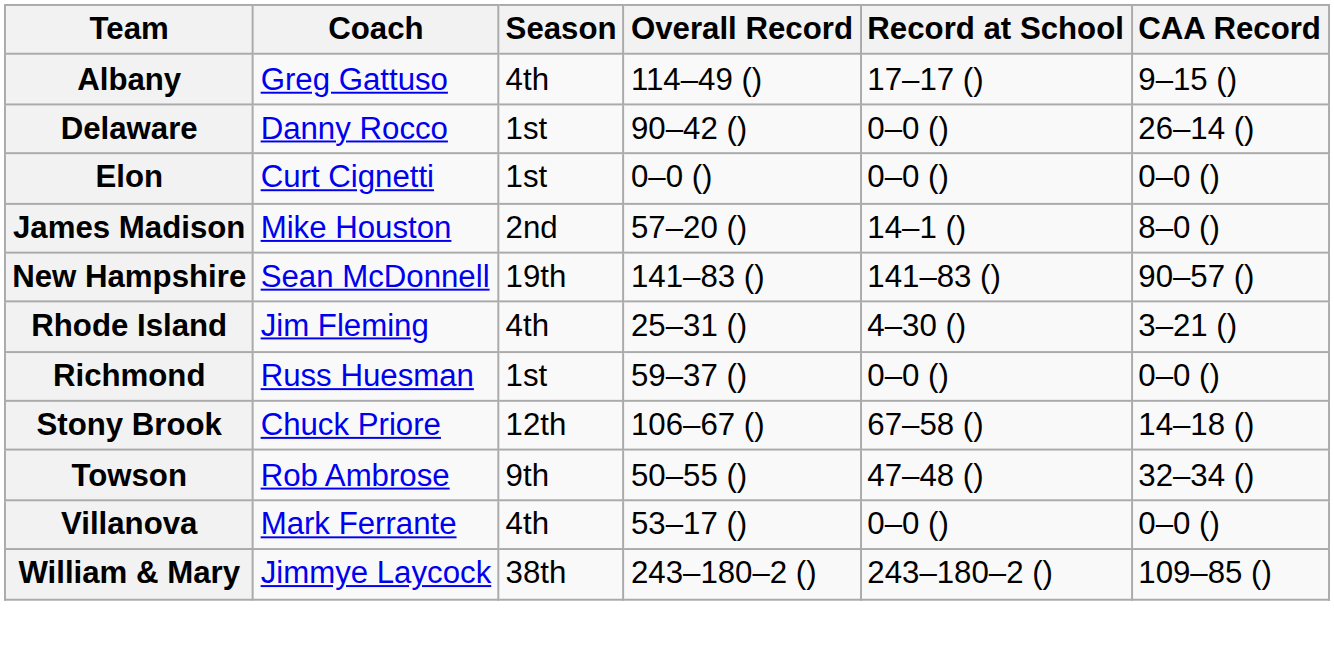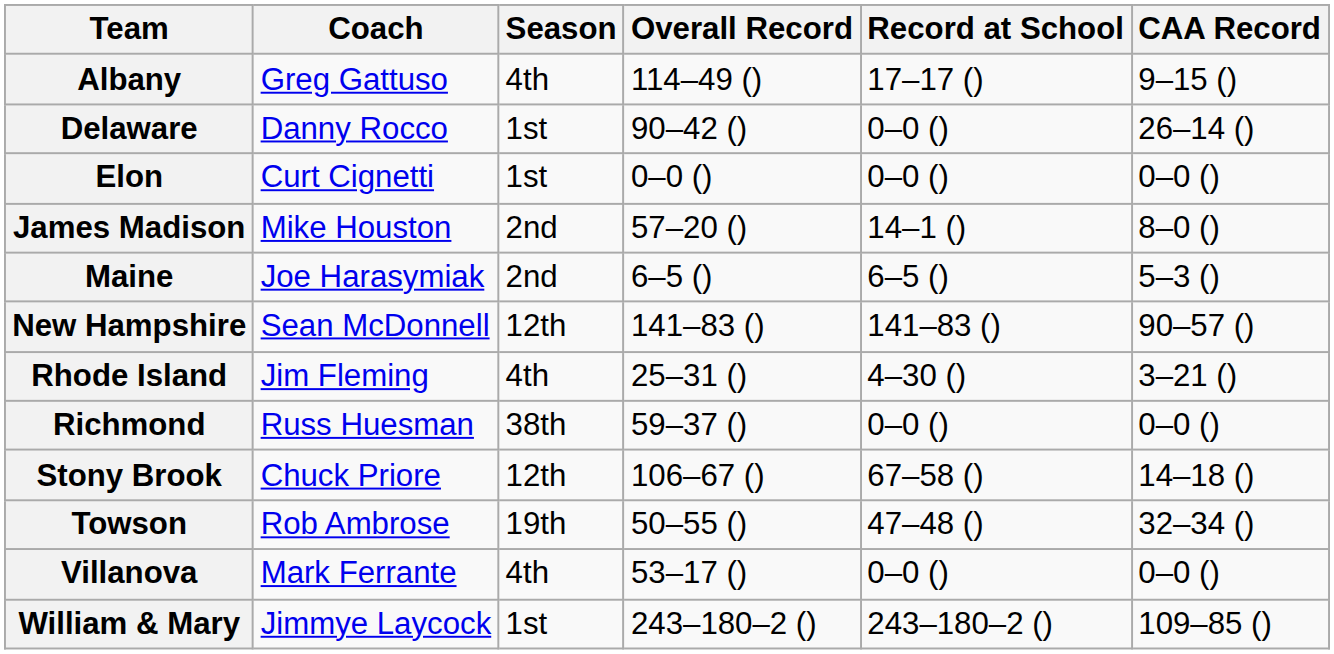+ row: (129, 276)
(536, 276) 19th -> (536, 326) 12th
(526, 375) 1st -> (536, 425) 38th
(527, 474) 9th -> (536, 524) 19th
(536, 573) 38th -> (526, 623) 1st
